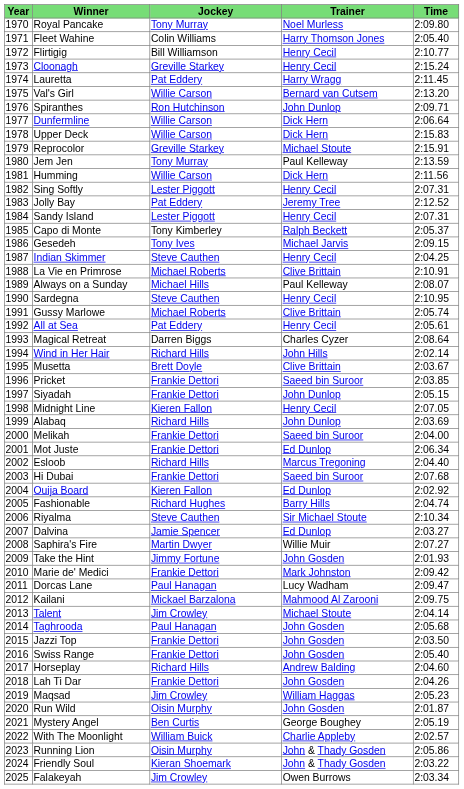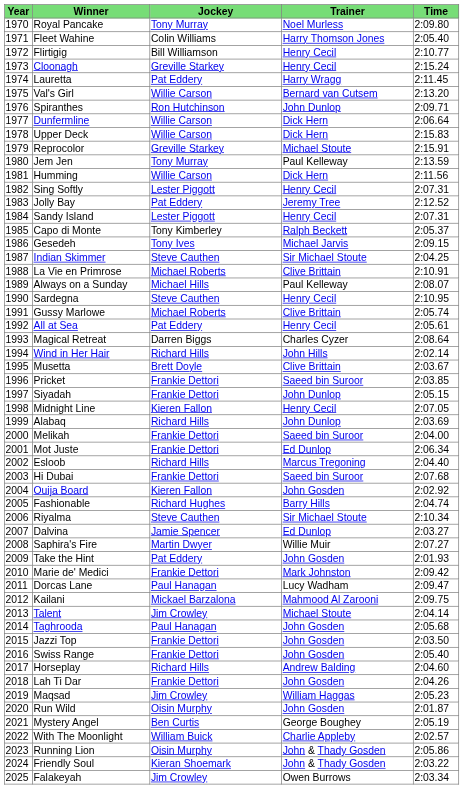(309, 257) Henry Cecil -> (325, 257) Sir Michael Stoute
(307, 490) Ed Dunlop -> (313, 490) John Gosden
(185, 558) Jimmy Fortune -> (177, 558) Pat Eddery
